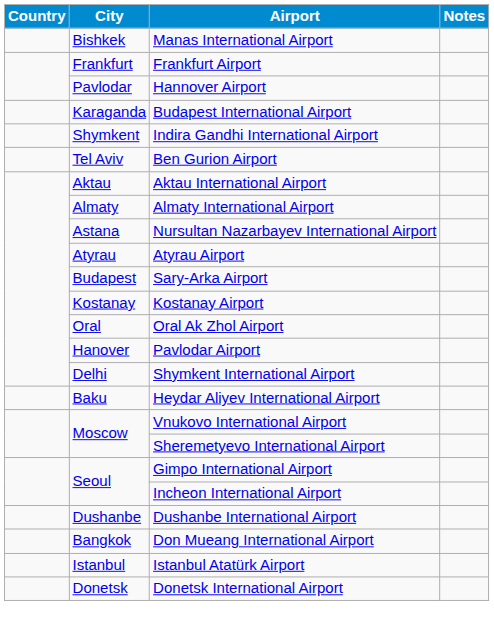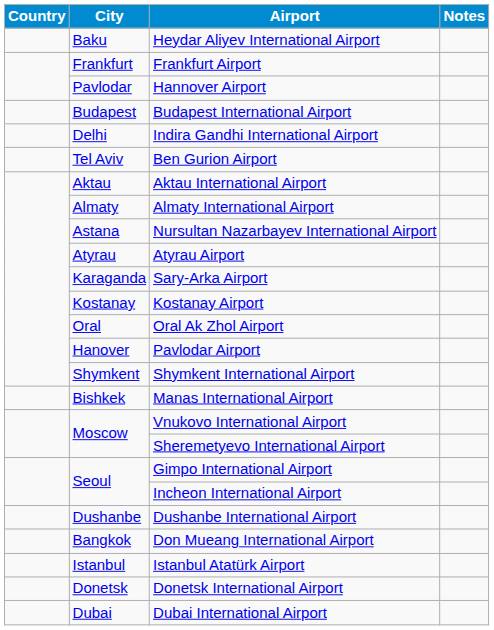rows swapped: (266, 398) <-> (243, 40)
(109, 111) Karaganda -> (104, 111) Budapest
(106, 135) Shymkent -> (90, 135) Delhi
(104, 278) Budapest -> (109, 278) Karaganda
(90, 374) Delhi -> (106, 374) Shymkent
+ row: (240, 612)
